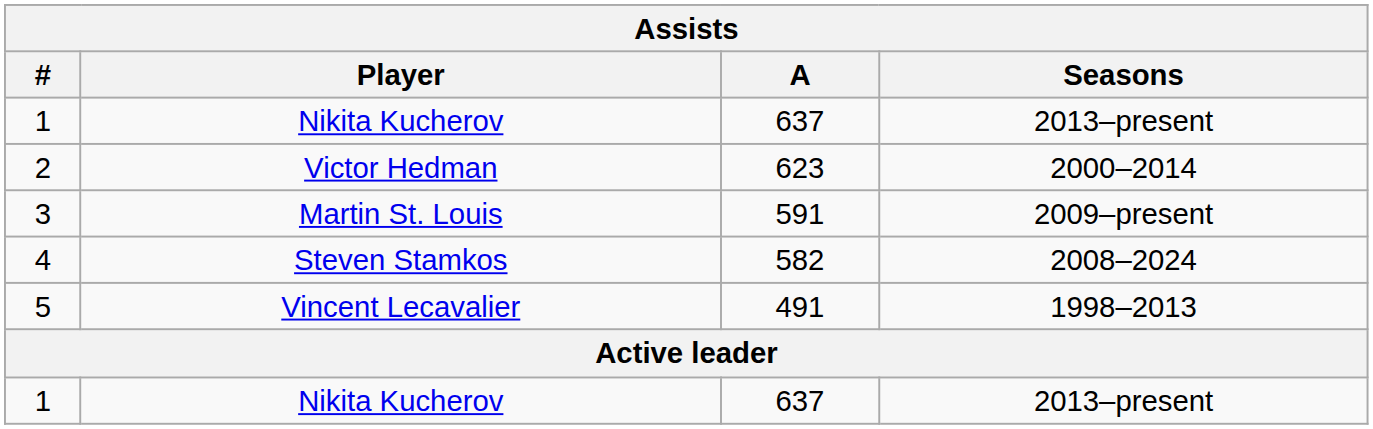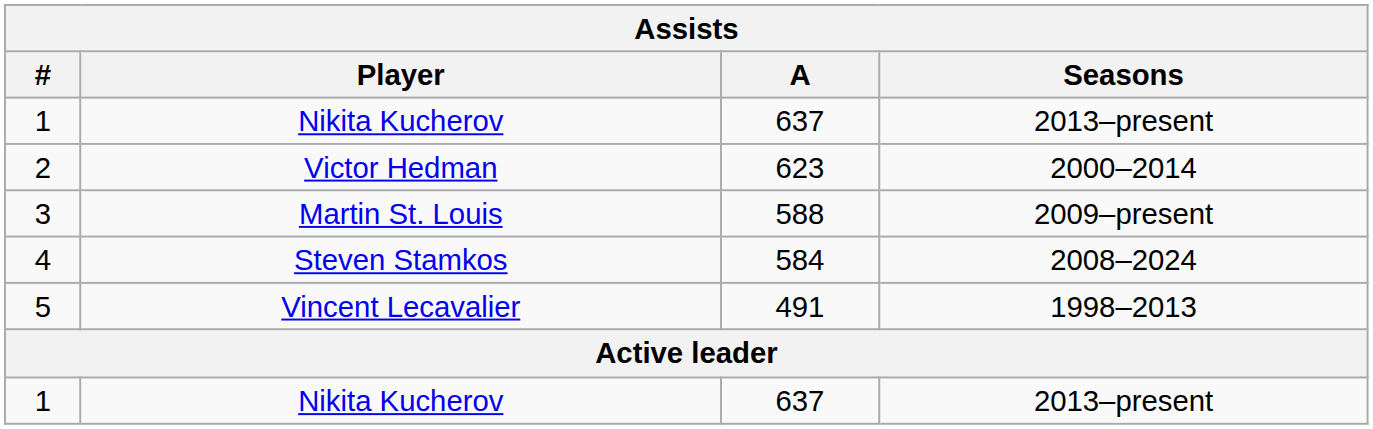(800, 214) 591 -> (800, 214) 588
(800, 261) 582 -> (800, 261) 584
